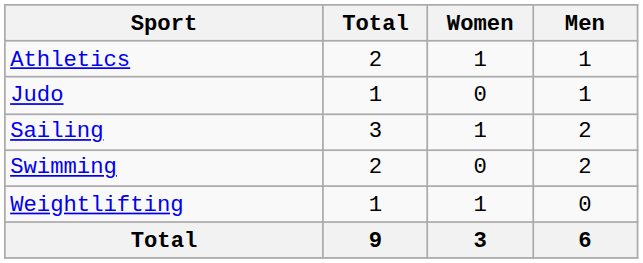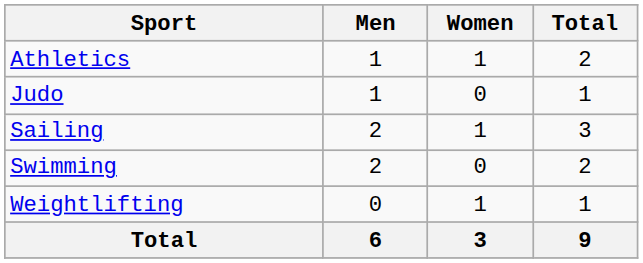columns swapped: (585, 23) <-> (376, 23)
